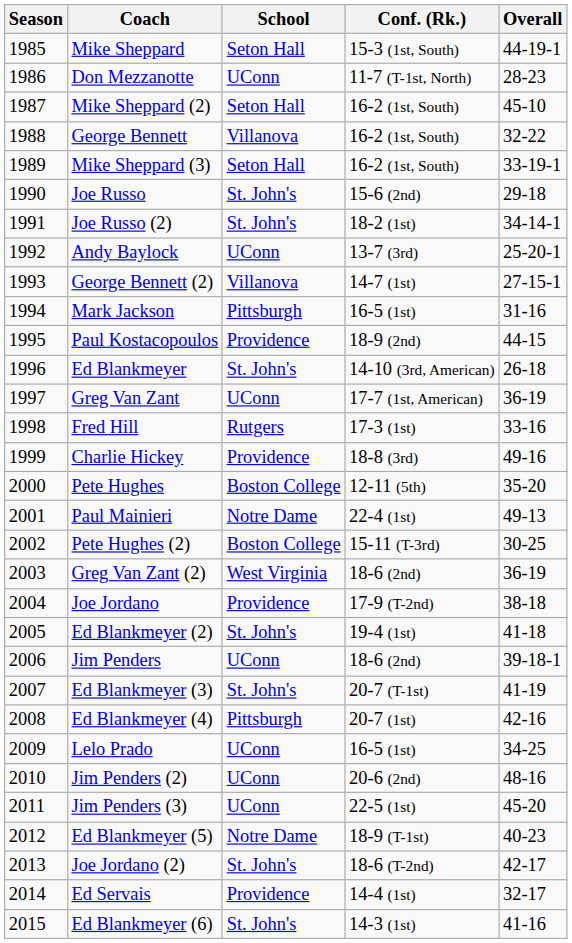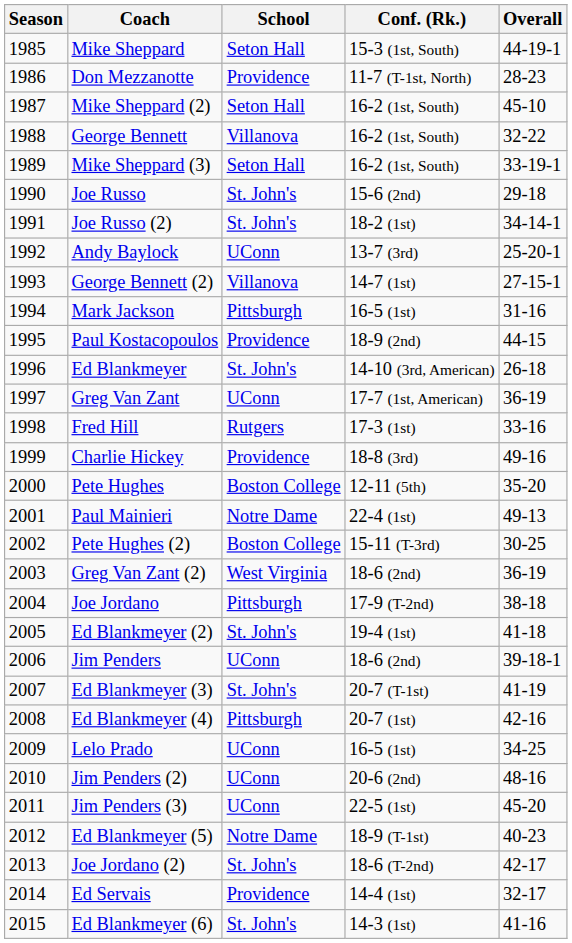(253, 77) UConn -> (268, 77) Providence
(268, 602) Providence -> (264, 602) Pittsburgh
